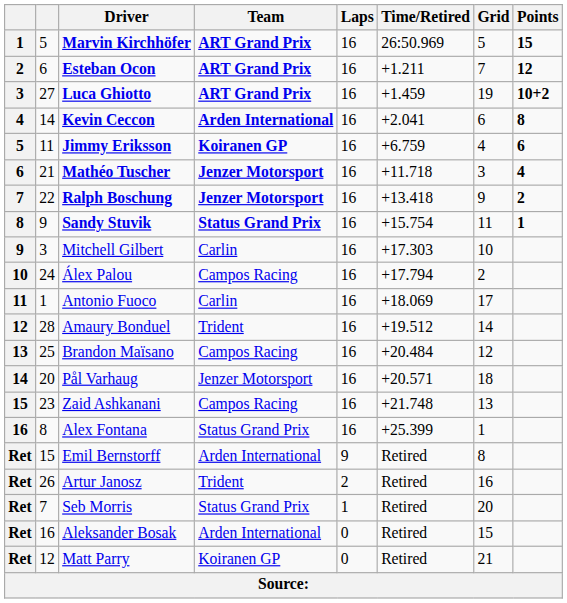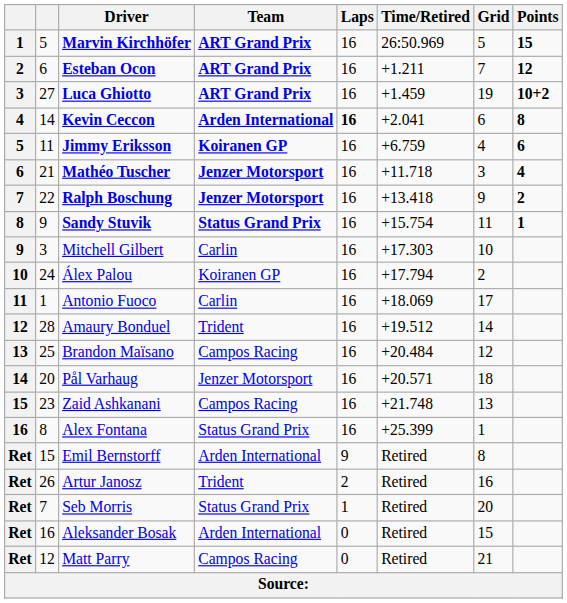(349, 120) normal -> (349, 120) bold
(248, 275) Campos Racing -> (239, 275) Koiranen GP
(239, 558) Koiranen GP -> (248, 558) Campos Racing
